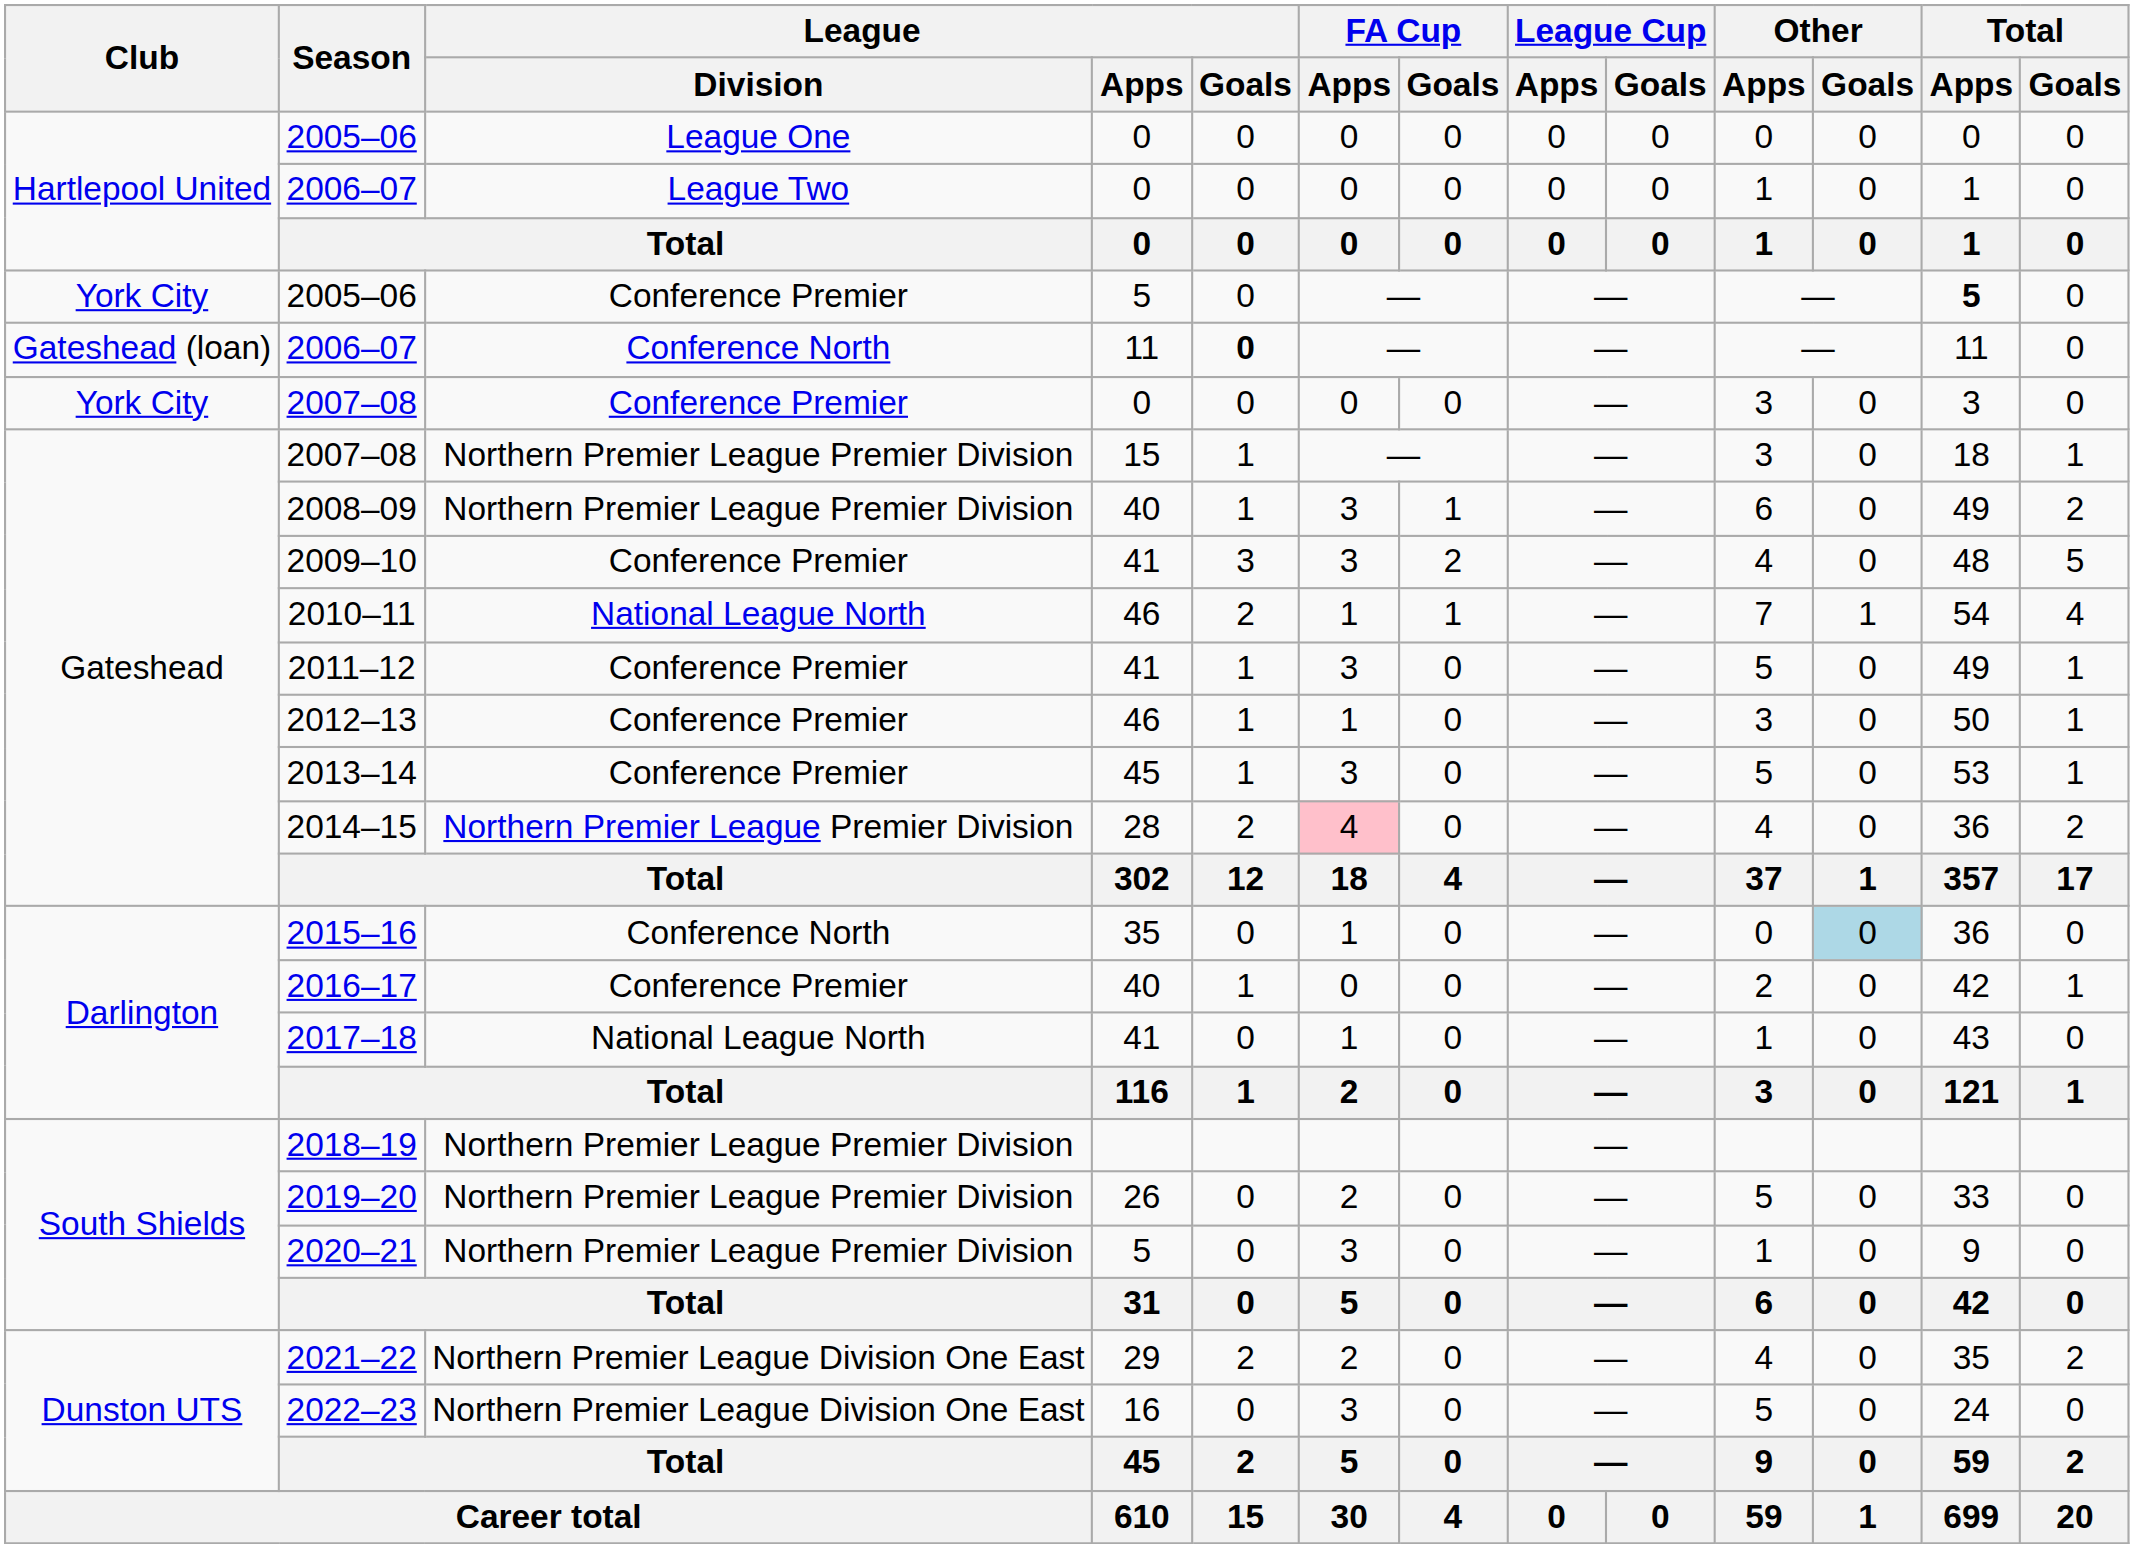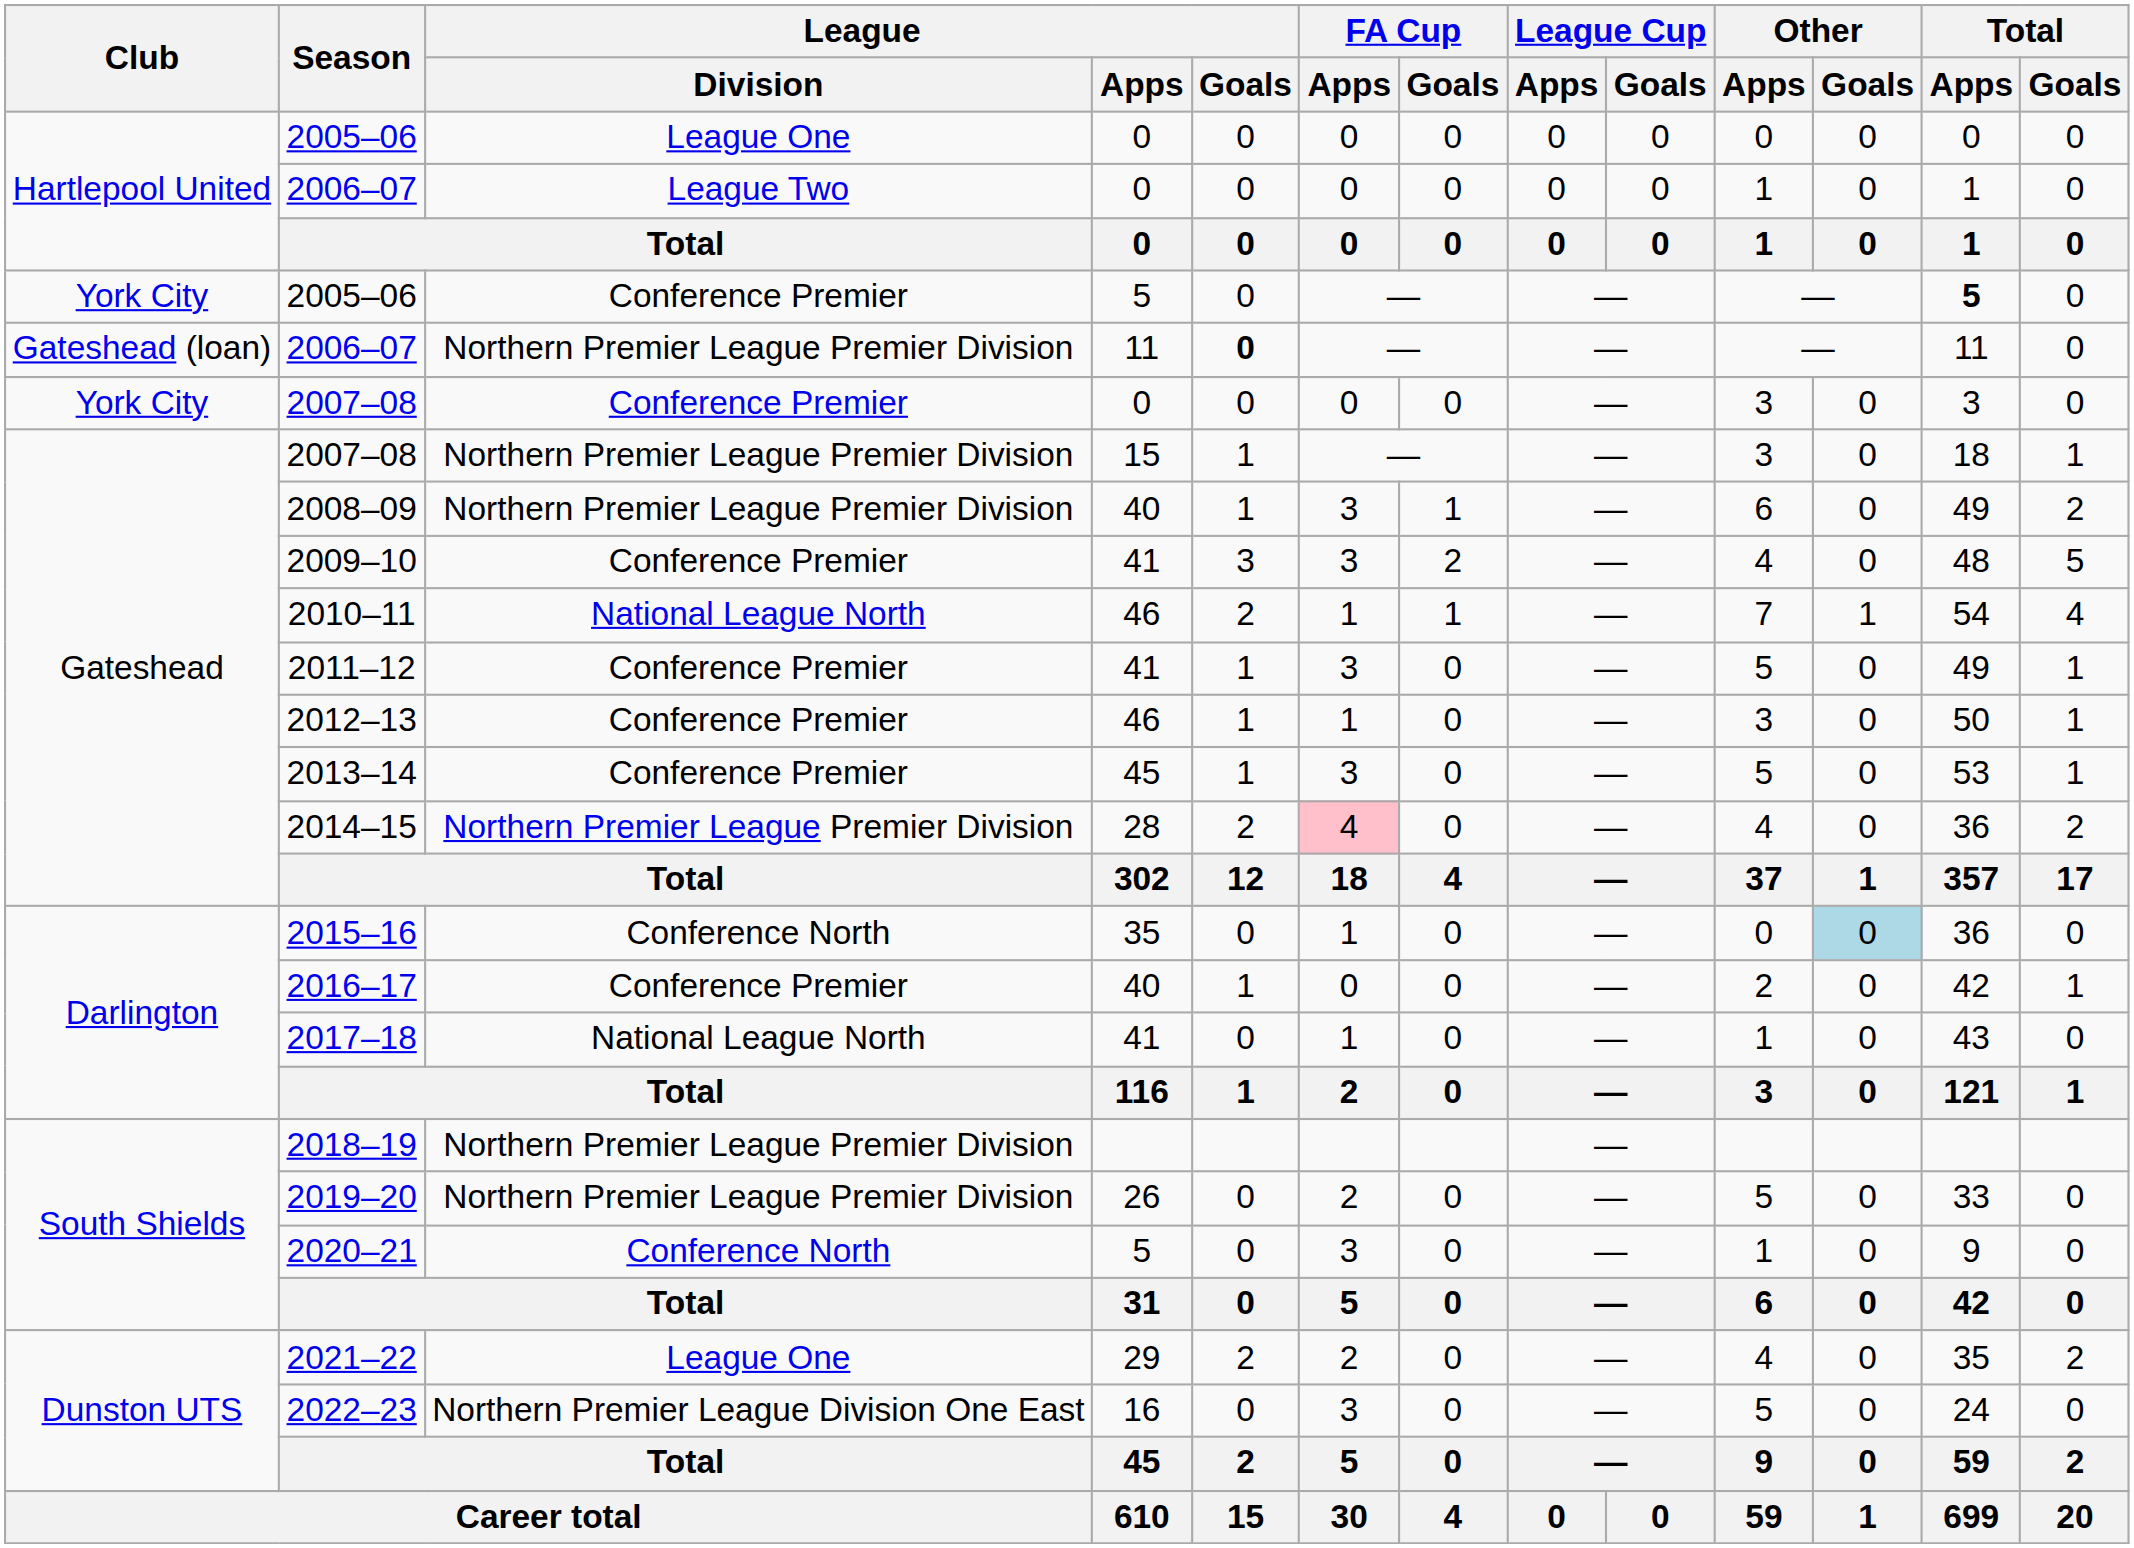(758, 349) Conference North -> (758, 349) Northern Premier League Premier Division
(758, 1250) Northern Premier League Premier Division -> (758, 1250) Conference North
(758, 1356) Northern Premier League Division One East -> (758, 1356) League One
